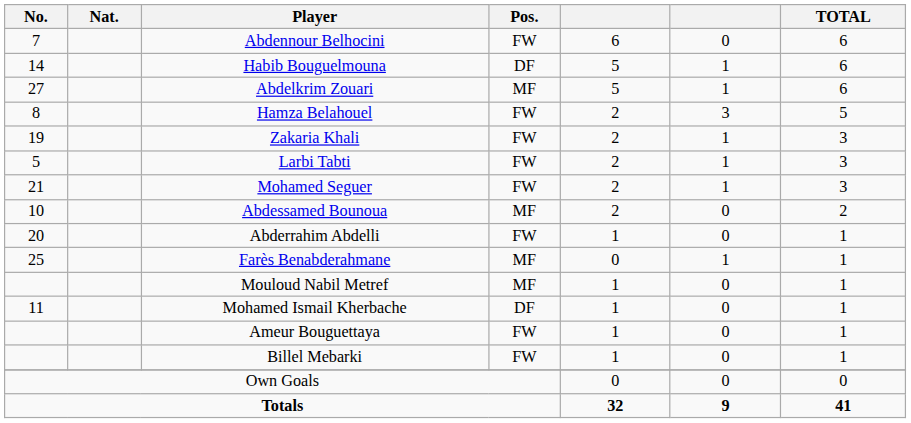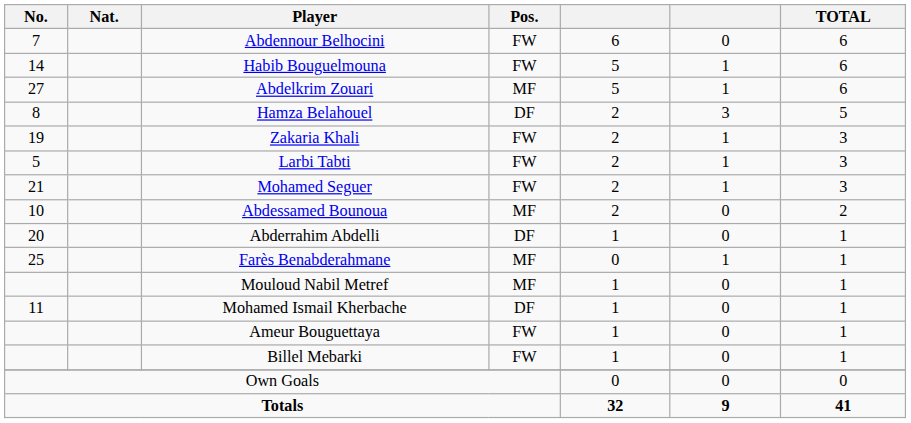(524, 64) DF -> (524, 64) FW
(524, 113) FW -> (524, 113) DF
(524, 235) FW -> (524, 235) DF
